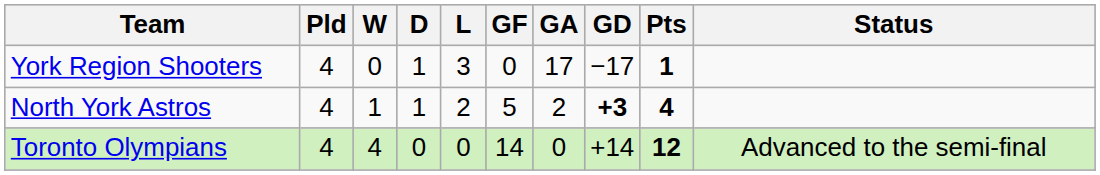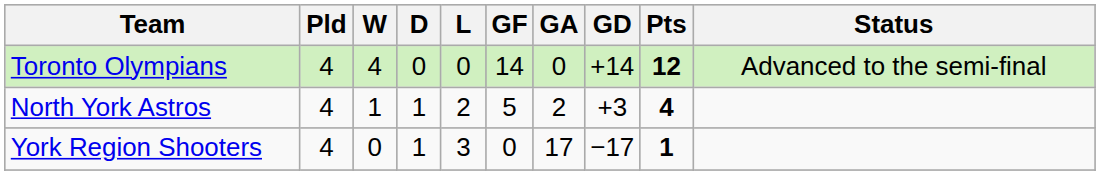rows swapped: (119, 148) <-> (136, 66)
(612, 107) bold -> (612, 107) normal
